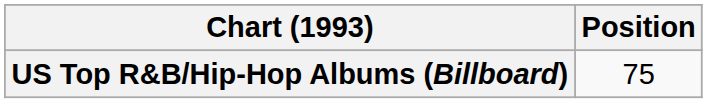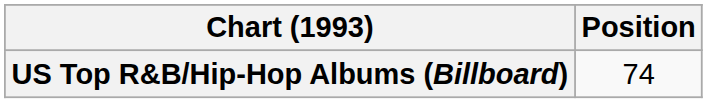(639, 73) 75 -> (639, 73) 74
